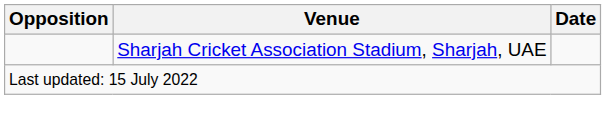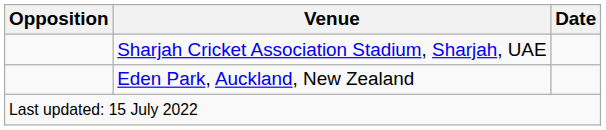+ row: (266, 79)
